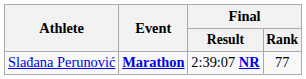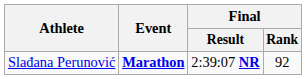(282, 62) 77 -> (282, 62) 92
